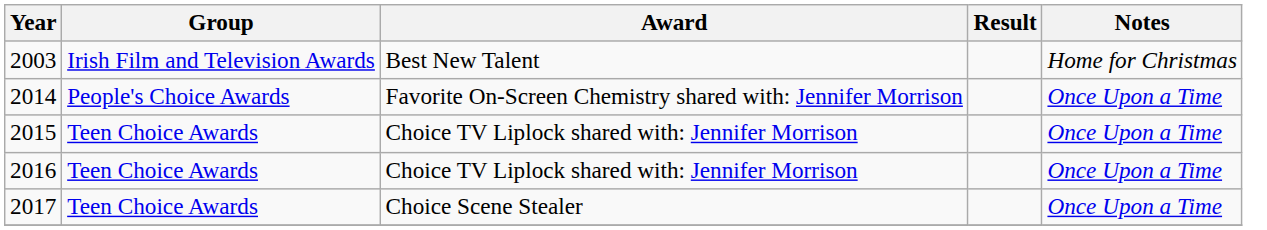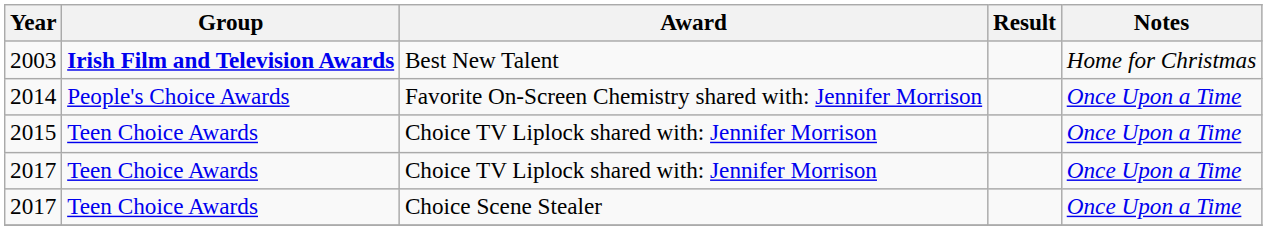(221, 59) normal -> (231, 59) bold
- row: (33, 170)
+ row: (33, 170)
